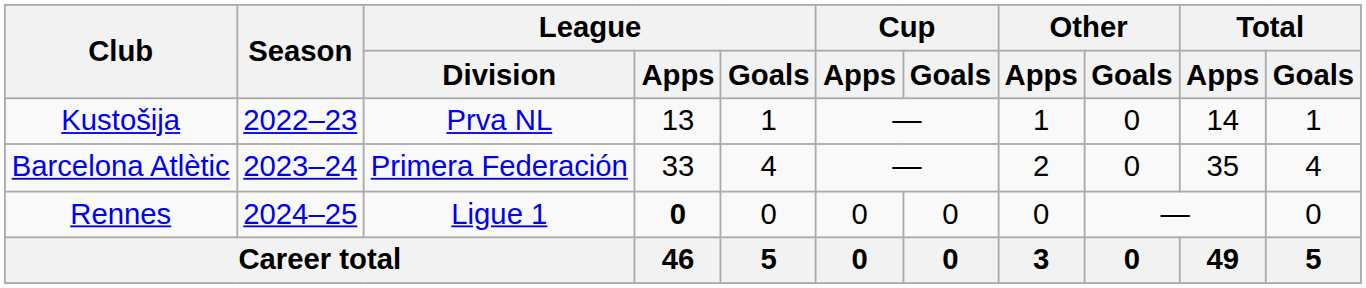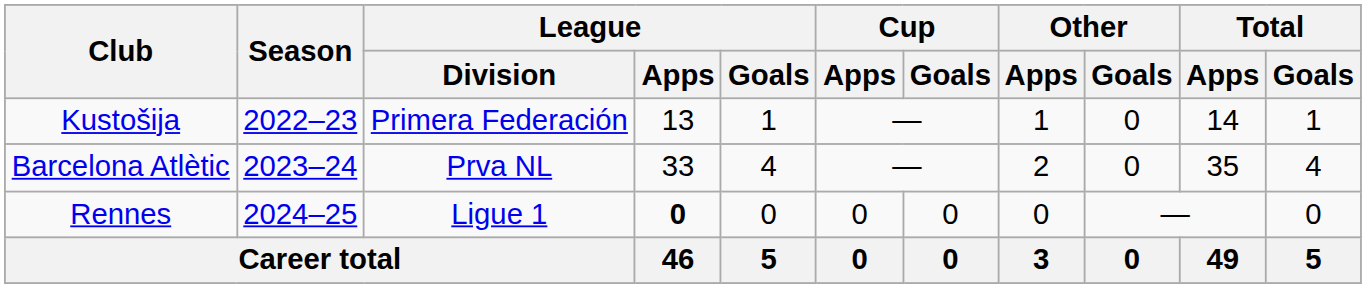(499, 120) Prva NL -> (499, 120) Primera Federación
(499, 167) Primera Federación -> (499, 167) Prva NL
